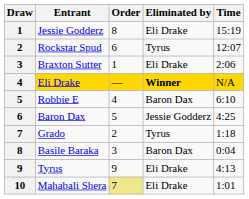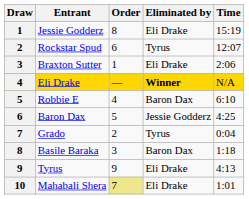(226, 133) 1:18 -> (226, 133) 0:04
(226, 151) 0:04 -> (226, 151) 1:18
